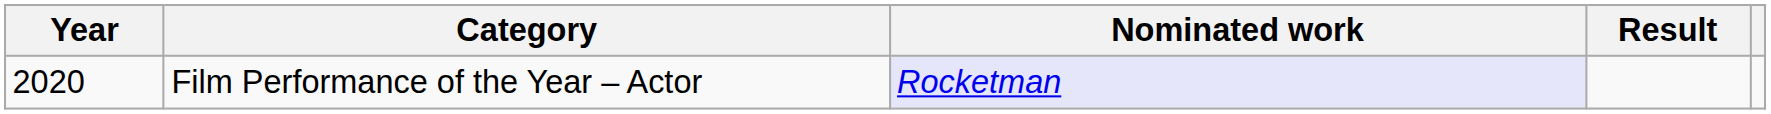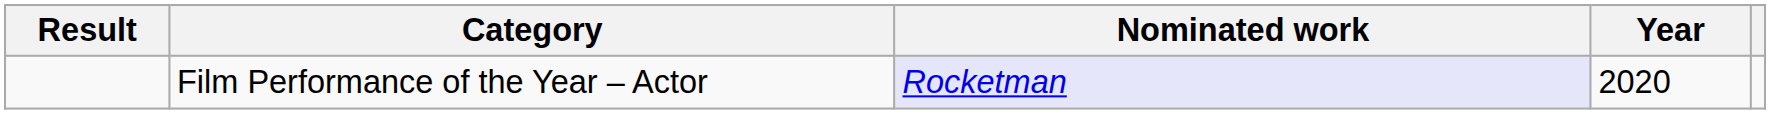columns swapped: (85, 30) <-> (1668, 30)
